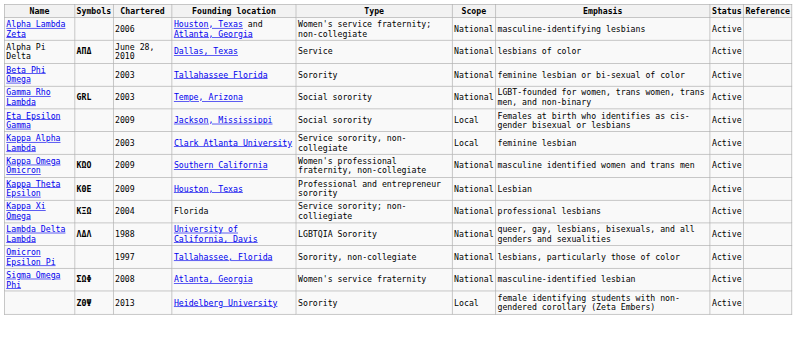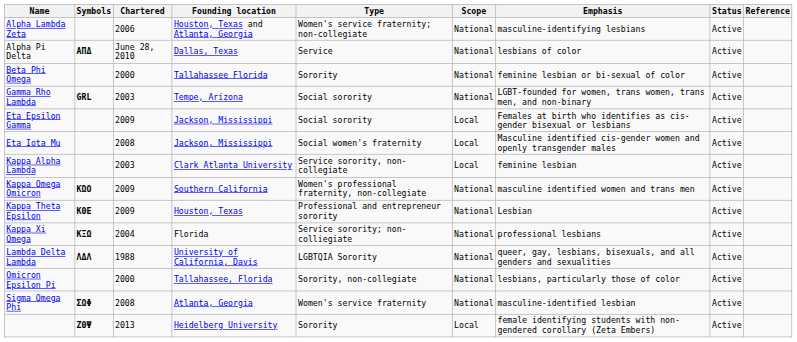(125, 75) 2003 -> (125, 75) 2000
+ row: (33, 143)
(125, 257) 1997 -> (125, 280) 2000
